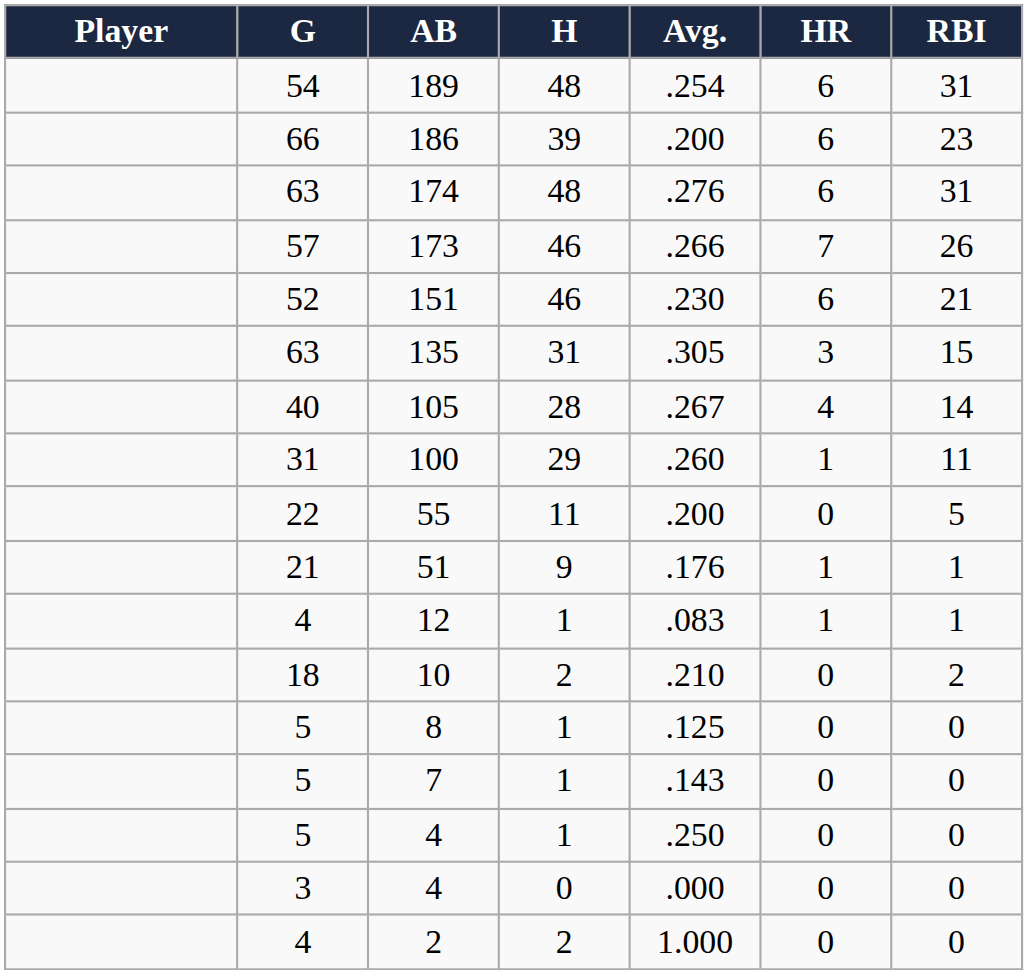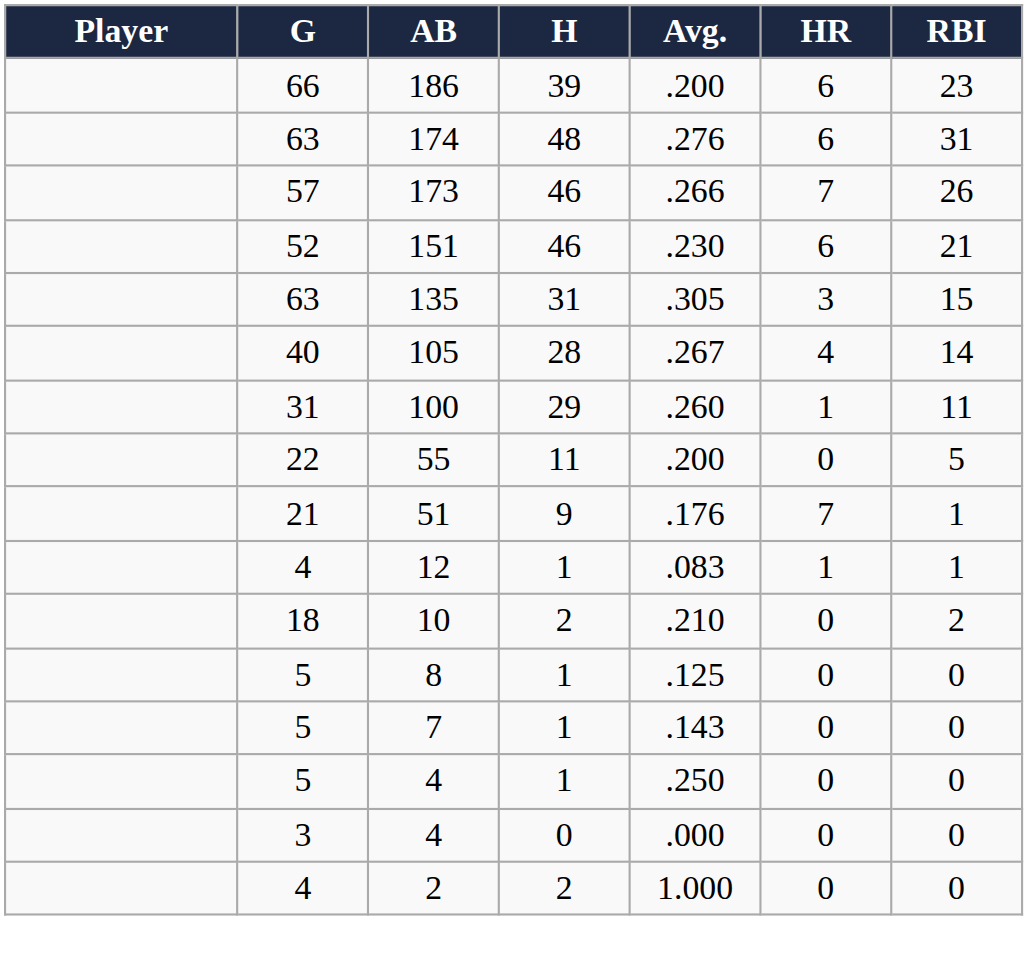- row: (303, 84)
(826, 566) 1 -> (826, 513) 7
